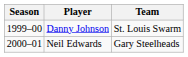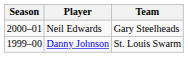rows swapped: (78, 28) <-> (74, 44)
